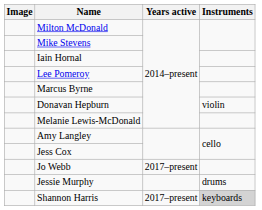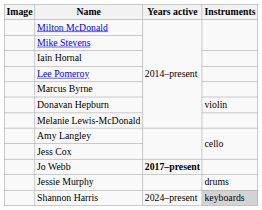(171, 167) normal -> (172, 167) bold
(171, 197) 2017–present -> (171, 197) 2024–present
